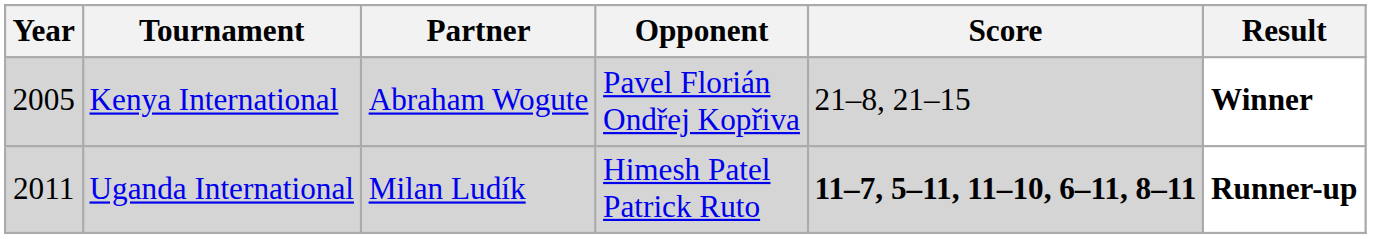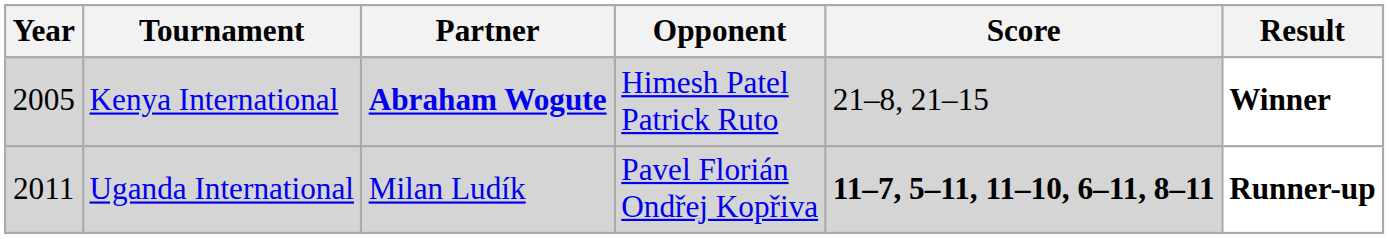(479, 100) normal -> (488, 100) bold
(702, 100) Pavel Florián Ondřej Kopřiva -> (705, 100) Himesh Patel Patrick Ruto
(687, 189) Himesh Patel Patrick Ruto -> (720, 189) Pavel Florián Ondřej Kopřiva
